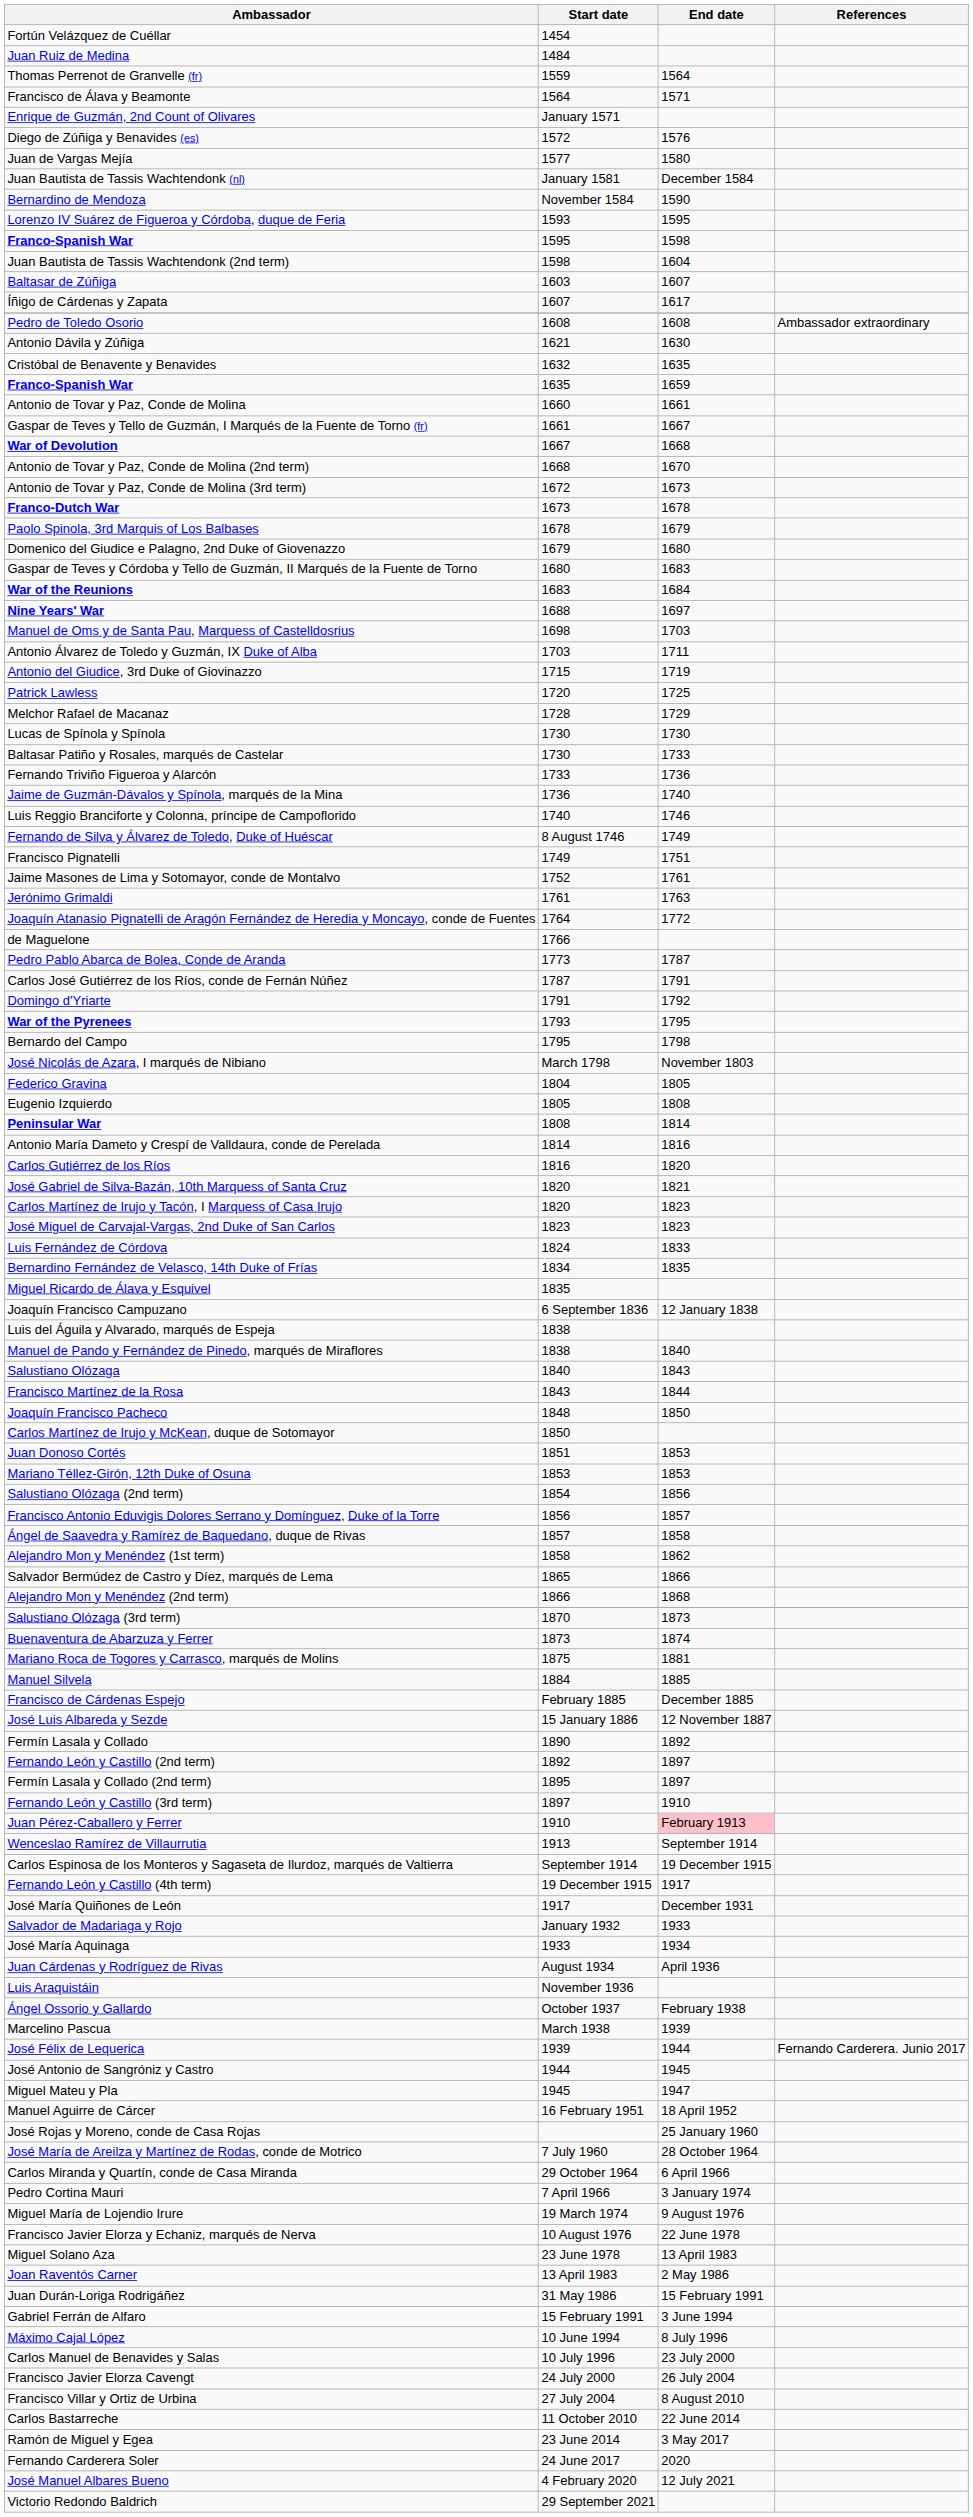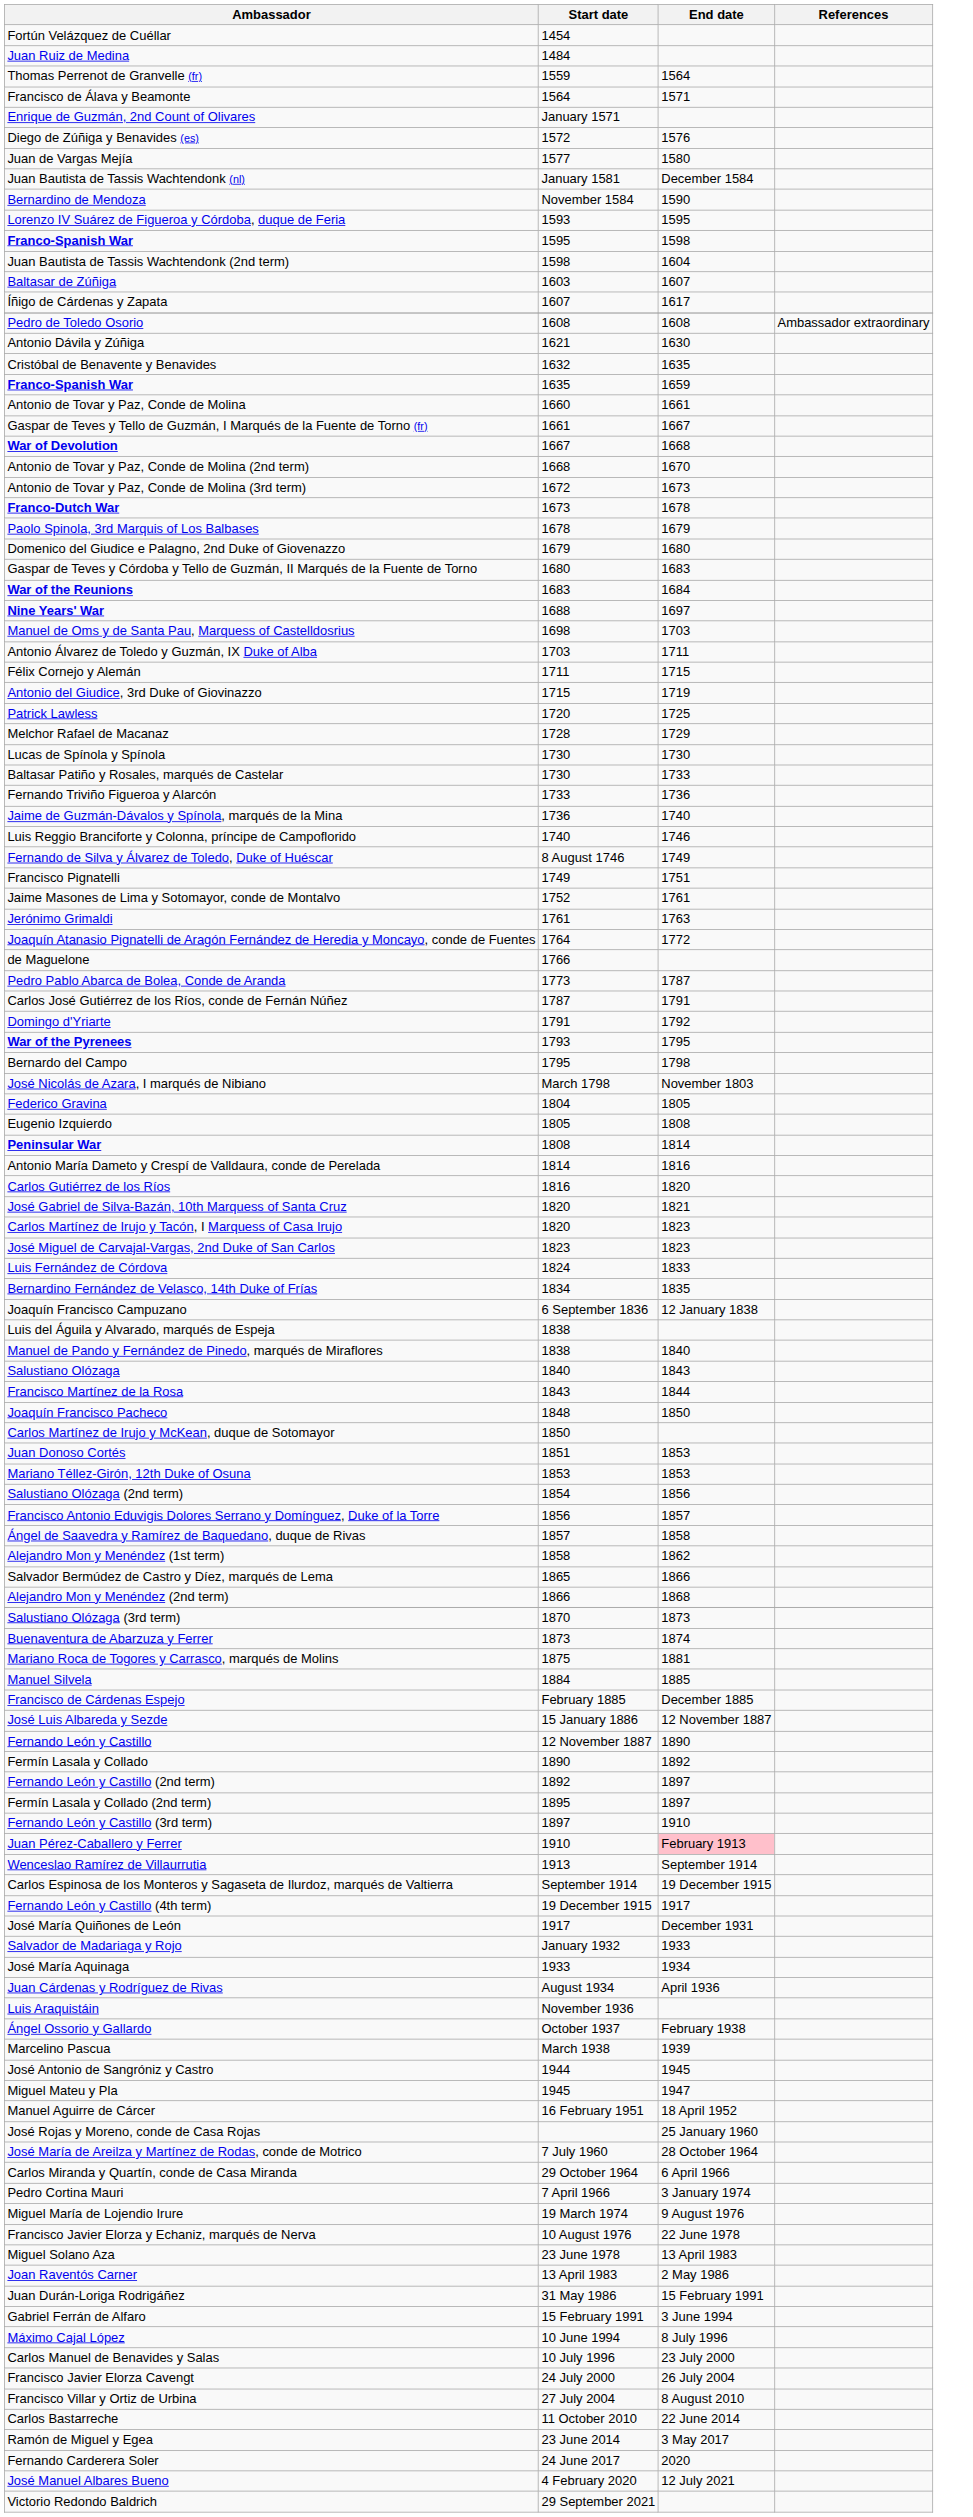+ row: (74, 672)
- row: (109, 1289)
+ row: (79, 1741)
- row: (76, 2049)
